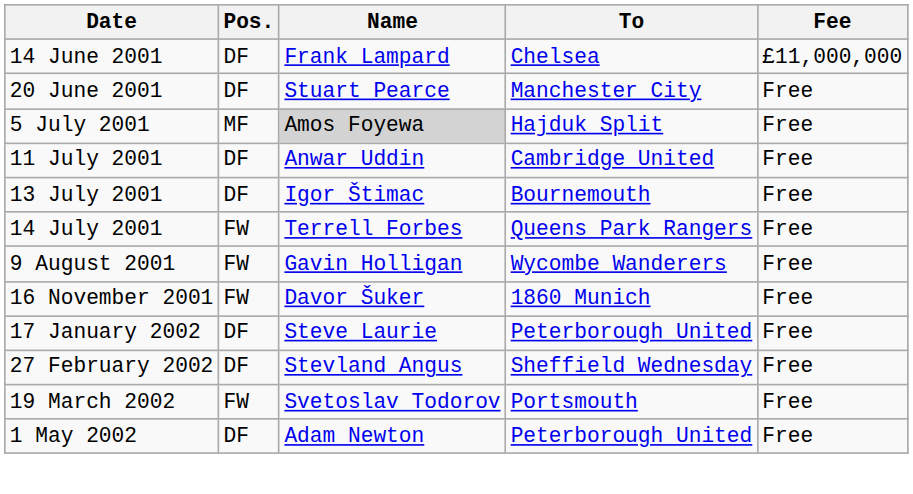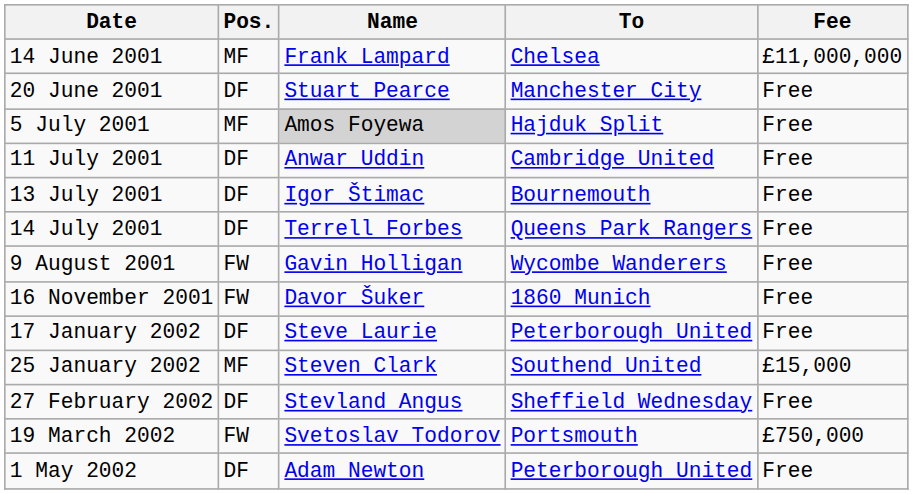(236, 57) DF -> (236, 57) MF
(236, 229) FW -> (236, 229) DF
+ row: (105, 367)
(788, 402) Free -> (813, 437) £750,000
